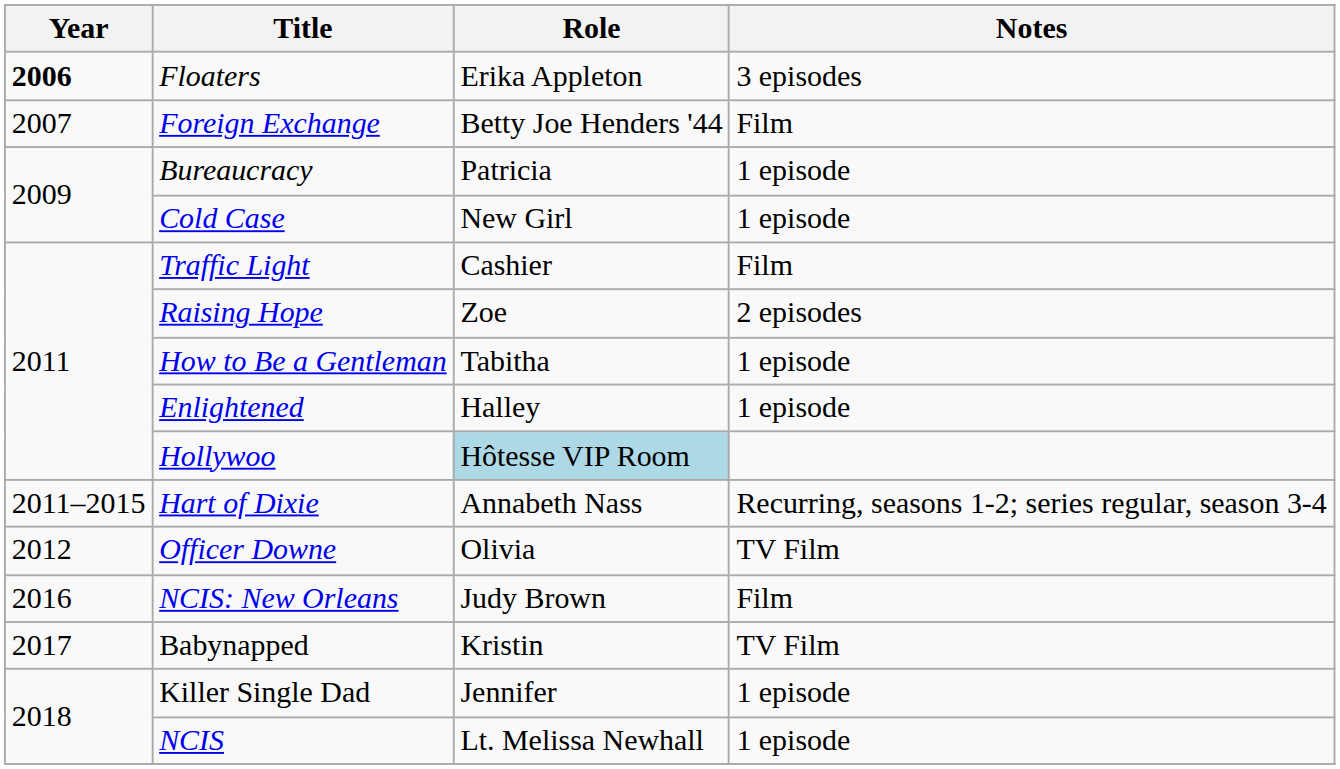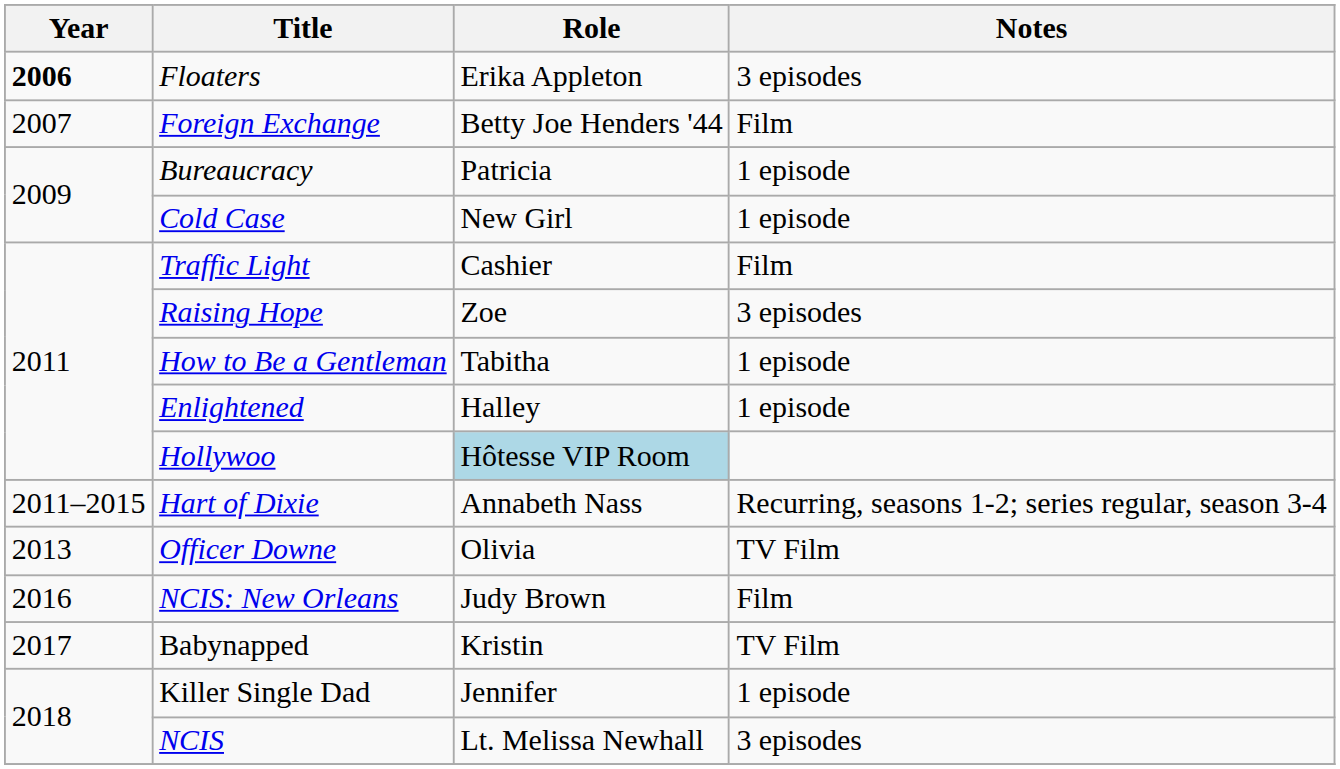(799, 312) 2 episodes -> (799, 312) 3 episodes
(42, 550) 2012 -> (42, 550) 2013
(793, 739) 1 episode -> (799, 739) 3 episodes
